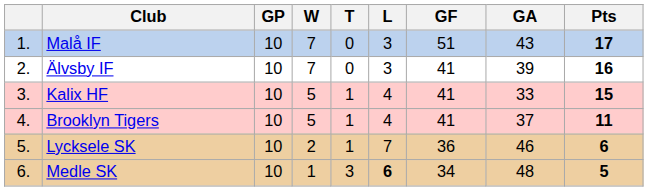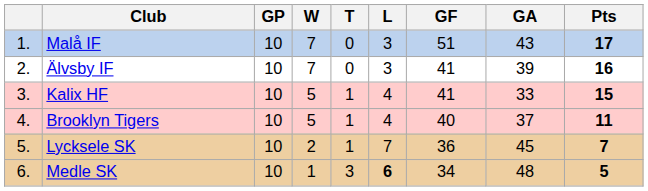(446, 120) 41 -> (446, 120) 40
(525, 146) 46 -> (525, 146) 45
(604, 146) 6 -> (604, 146) 7
